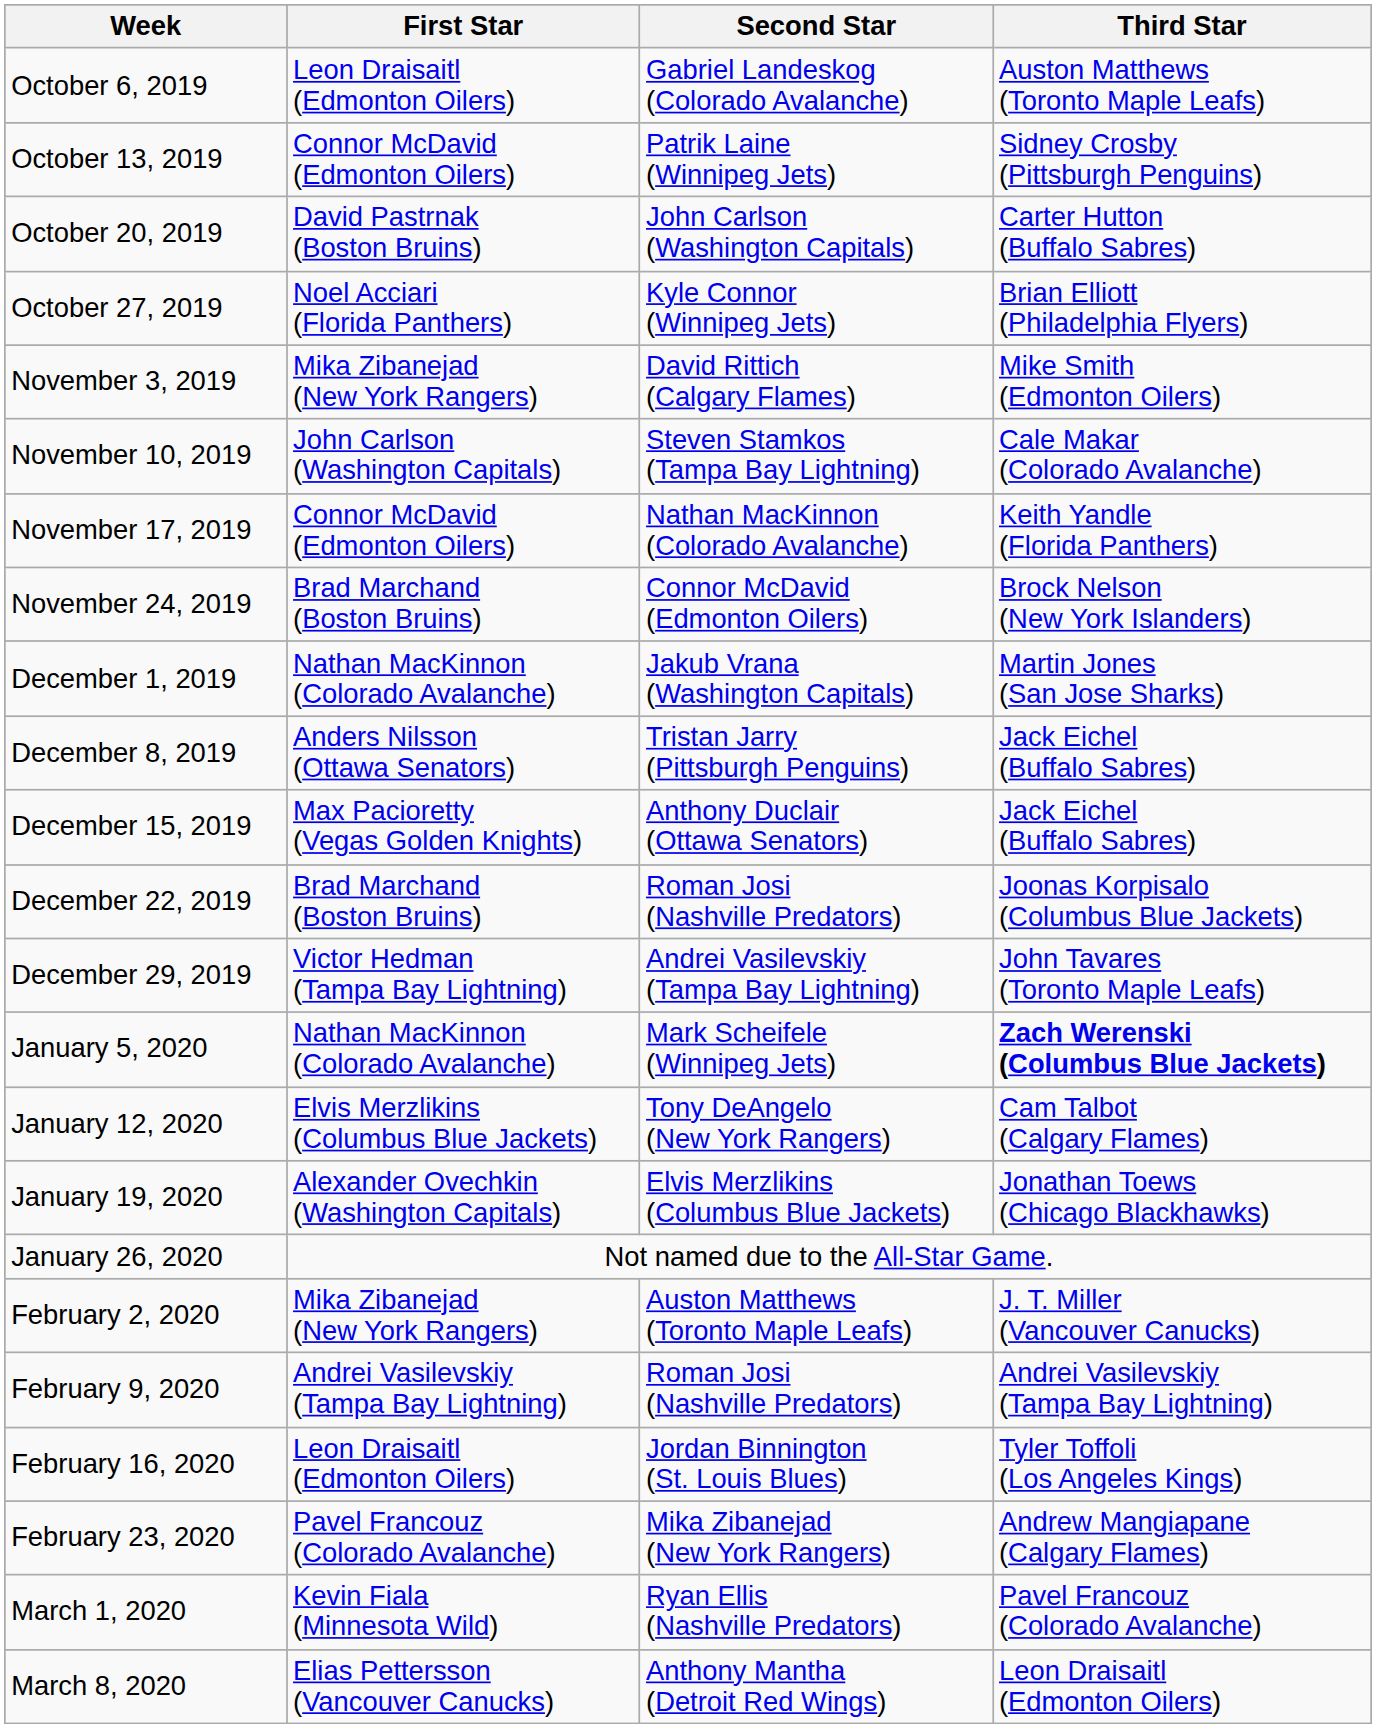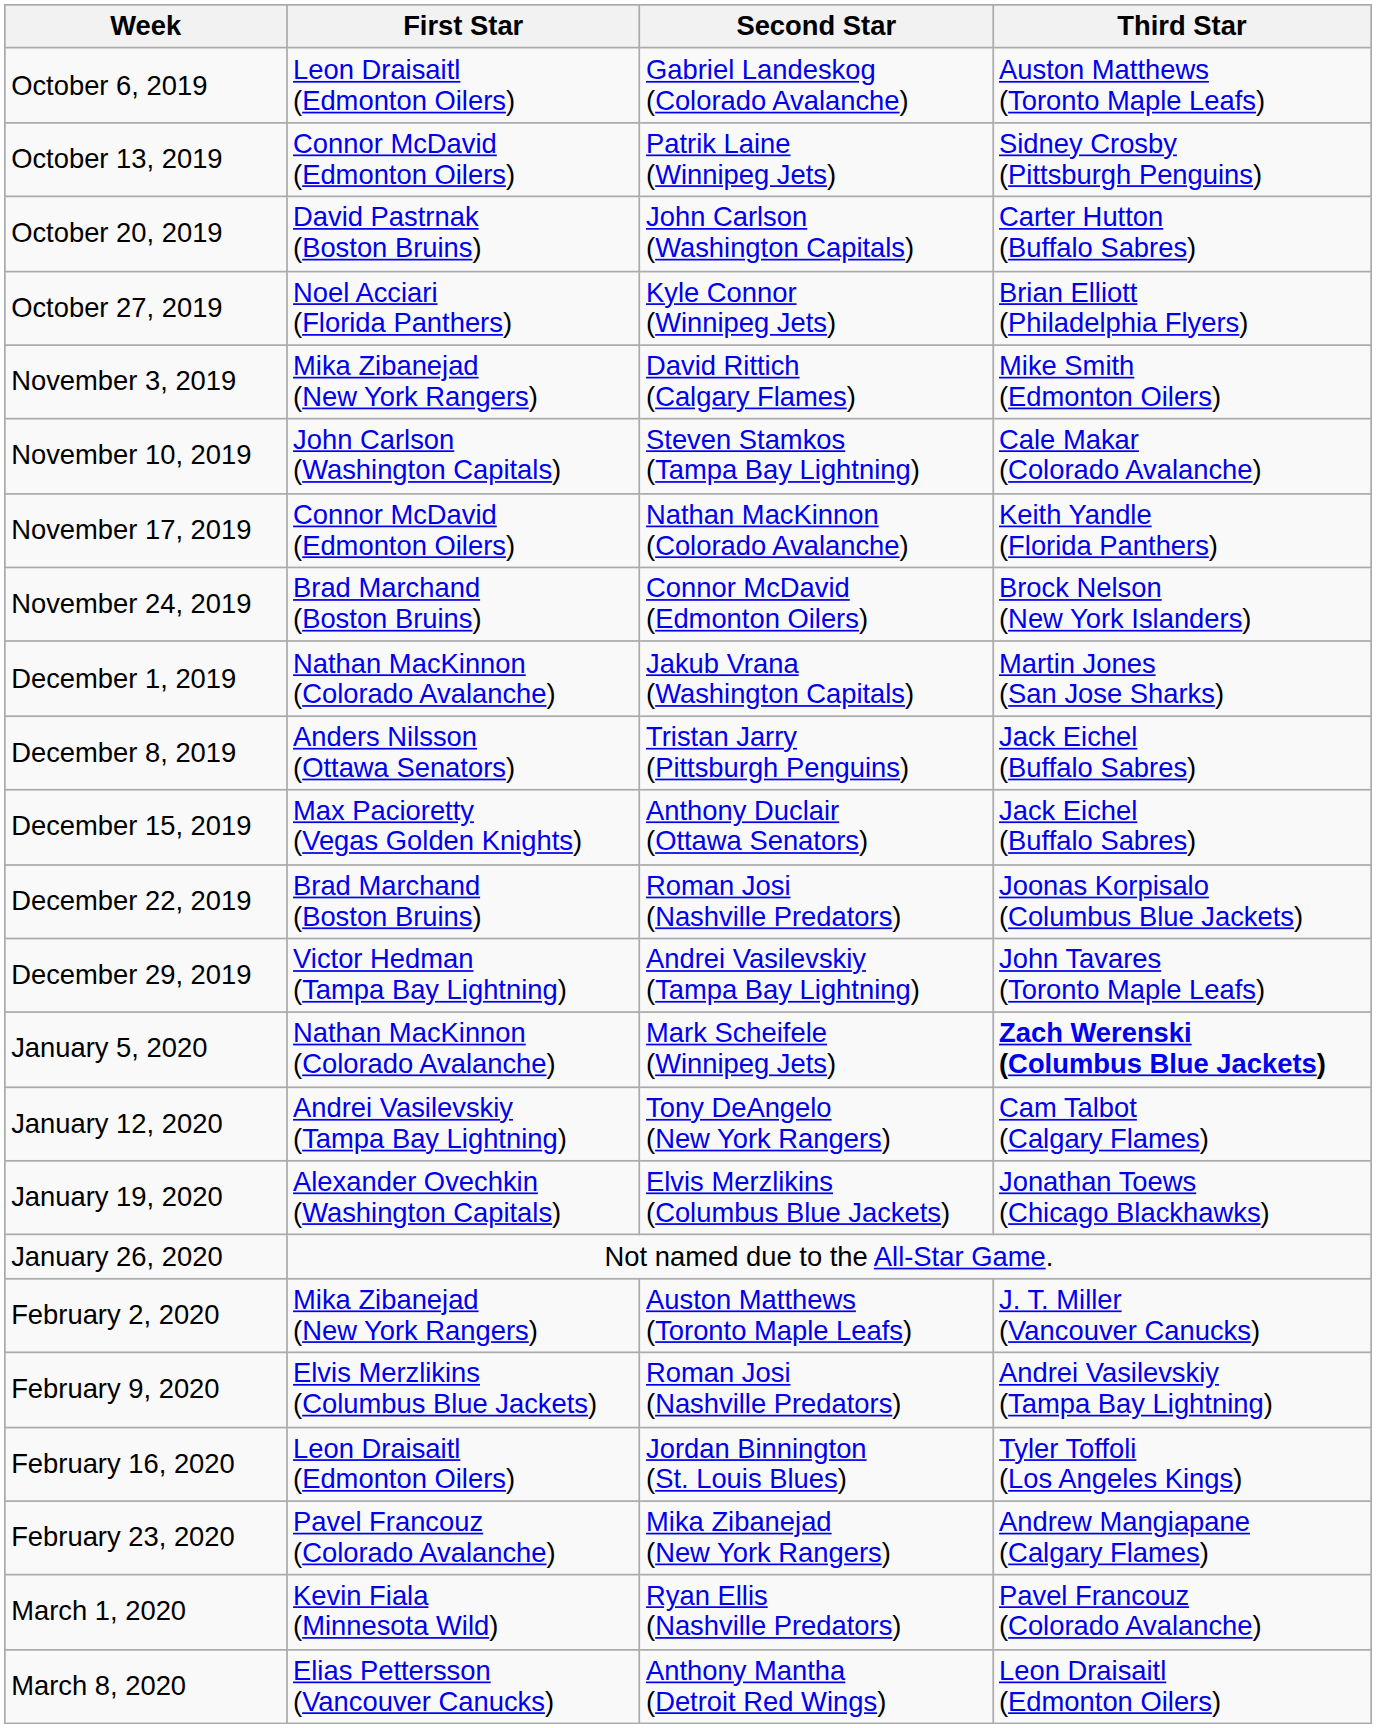(445, 1123) Elvis Merzlikins (Columbus Blue Jackets) -> (430, 1123) Andrei Vasilevskiy (Tampa Bay Lightning)
(430, 1389) Andrei Vasilevskiy (Tampa Bay Lightning) -> (445, 1389) Elvis Merzlikins (Columbus Blue Jackets)
